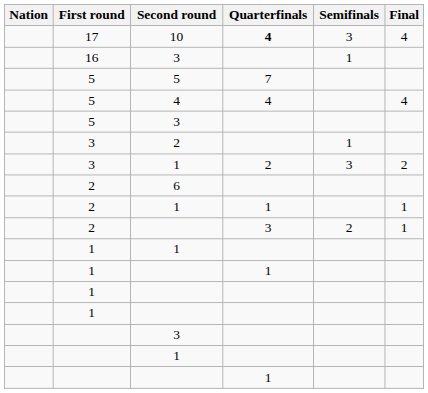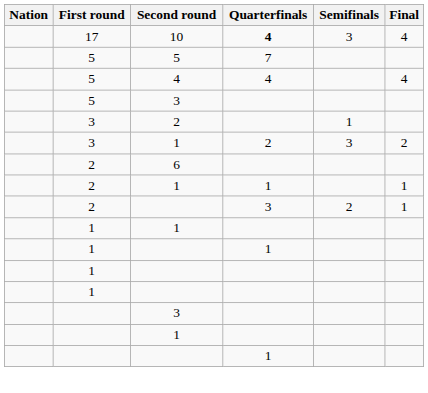- row: (92, 57)
